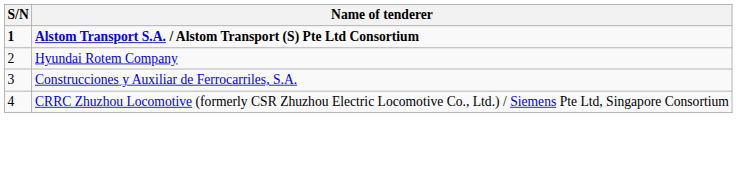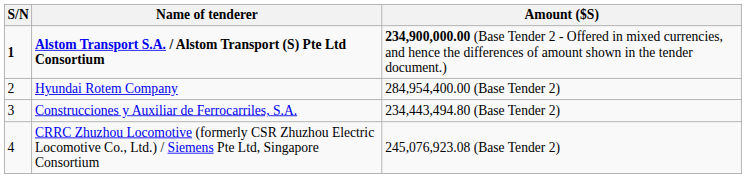+ column: (562, 15)
